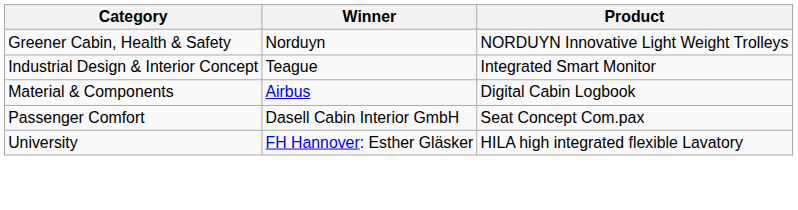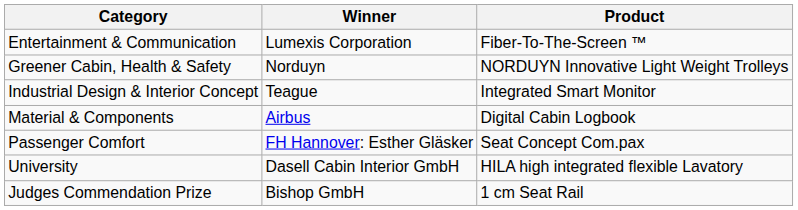+ row: (122, 42)
(362, 117) Dasell Cabin Interior GmbH -> (369, 142) FH Hannover: Esther Gläsker
(369, 142) FH Hannover: Esther Gläsker -> (362, 167) Dasell Cabin Interior GmbH
+ row: (110, 192)
